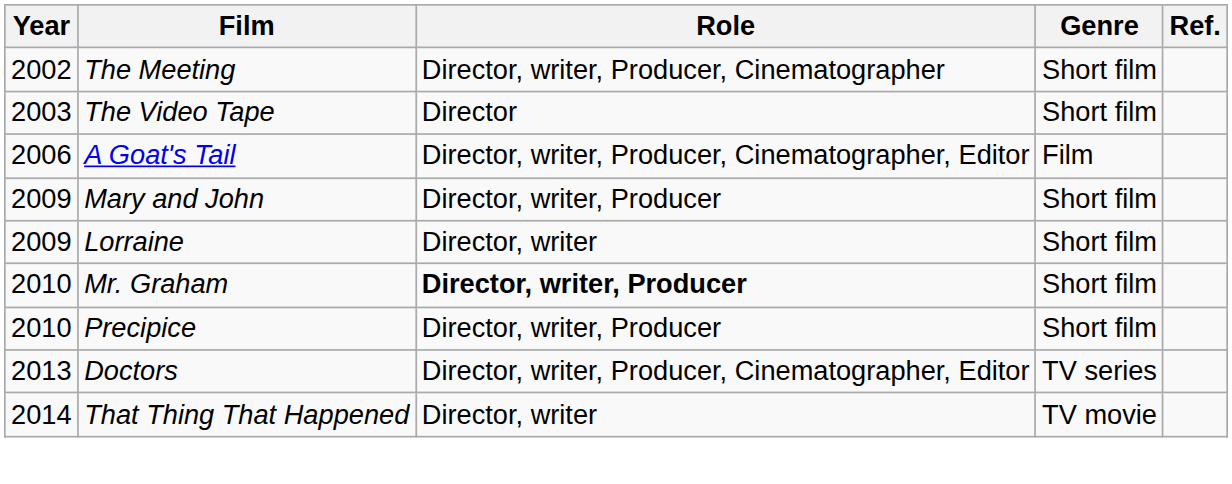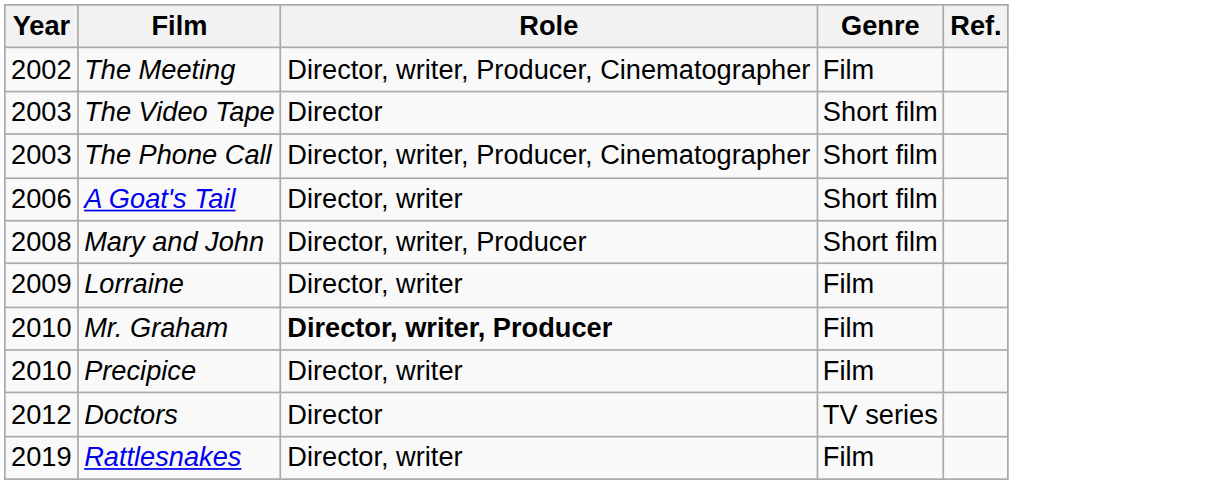(1100, 69) Short film -> (849, 69) Film
+ row: (178, 155)
(726, 155) Director, writer, Producer, Cinematographer, Editor -> (375, 198) Director, writer
(1068, 155) Film -> (880, 198) Short film
(41, 198) 2009 -> (41, 241) 2008
(1100, 241) Short film -> (849, 284) Film
(1100, 284) Short film -> (849, 328) Film
(571, 328) Director, writer, Producer -> (375, 371) Director, writer
(1100, 328) Short film -> (849, 371) Film
(41, 371) 2013 -> (41, 414) 2012
(726, 371) Director, writer, Producer, Cinematographer, Editor -> (335, 414) Director
- row: (247, 414)
+ row: (163, 457)
